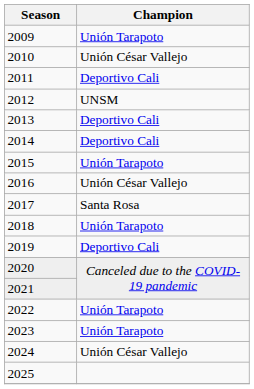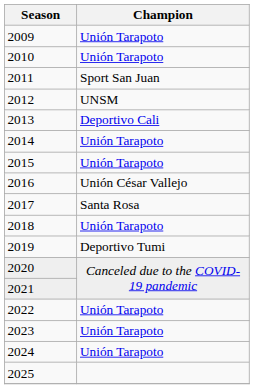(134, 57) Unión César Vallejo -> (122, 57) Unión Tarapoto
(120, 78) Deportivo Cali -> (120, 78) Sport San Juan
(120, 141) Deportivo Cali -> (122, 141) Unión Tarapoto
(120, 246) Deportivo Cali -> (123, 246) Deportivo Tumi
(134, 352) Unión César Vallejo -> (122, 352) Unión Tarapoto
